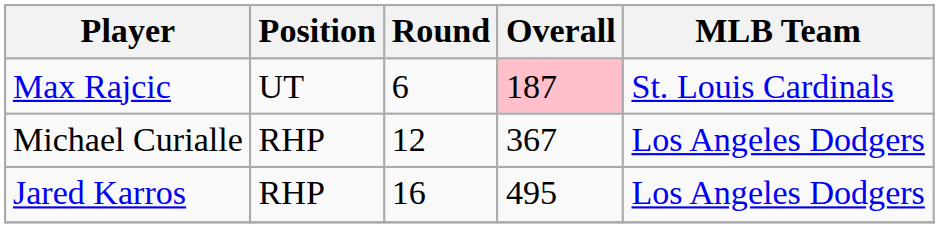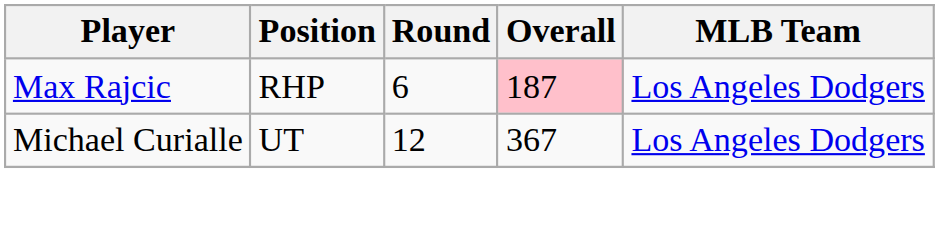(281, 85) UT -> (292, 85) RHP
(763, 85) St. Louis Cardinals -> (778, 85) Los Angeles Dodgers
(292, 139) RHP -> (281, 139) UT
- row: (100, 193)
